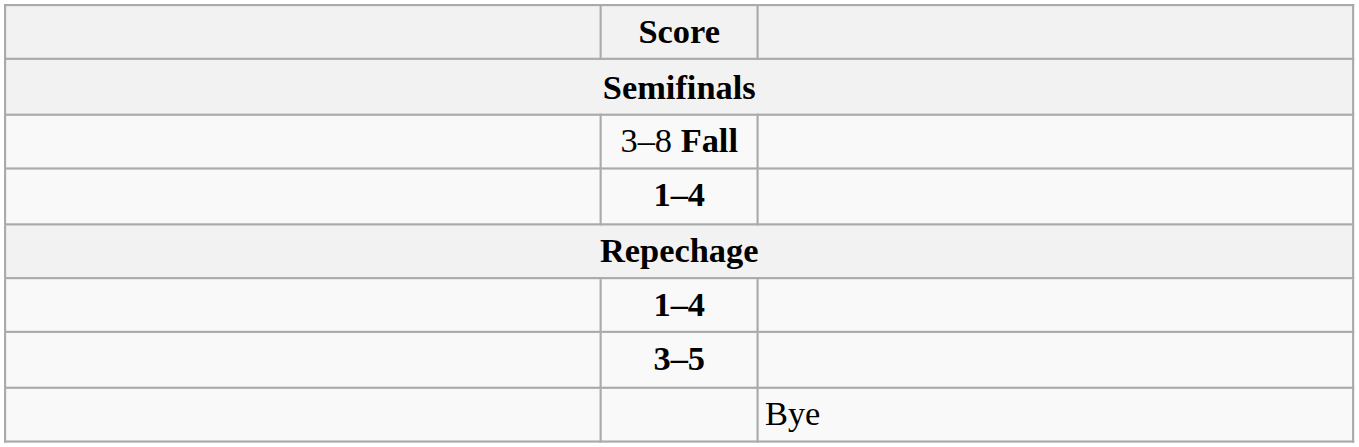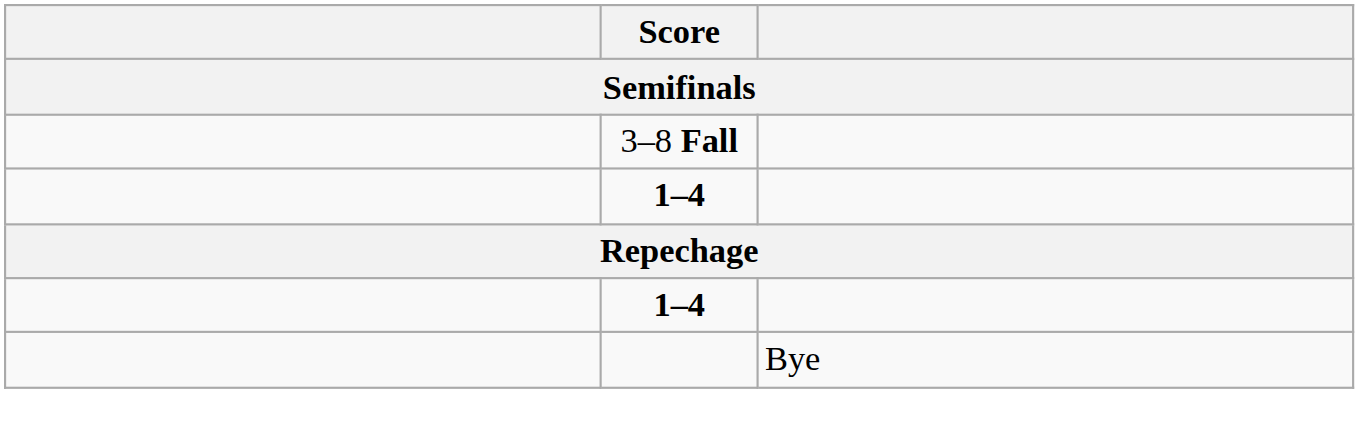- row: (679, 359)
